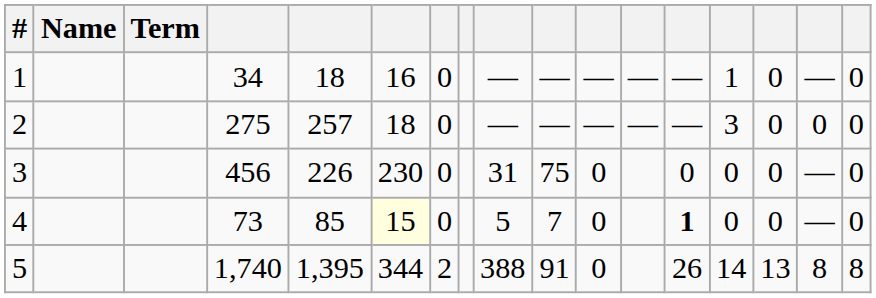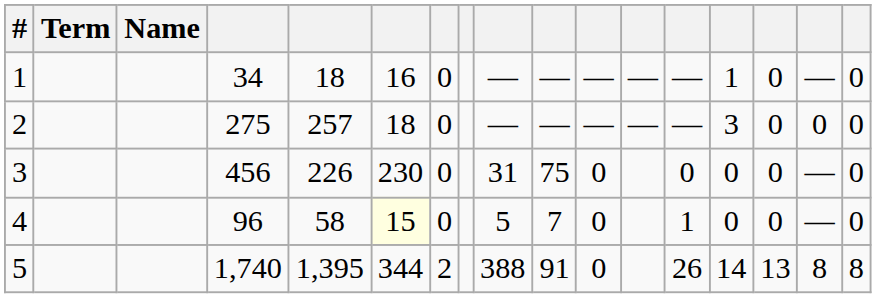columns swapped: (79, 28) <-> (165, 28)
(248, 220) 73 -> (248, 220) 96
(330, 220) 85 -> (330, 220) 58
(687, 220) bold -> (687, 220) normal
